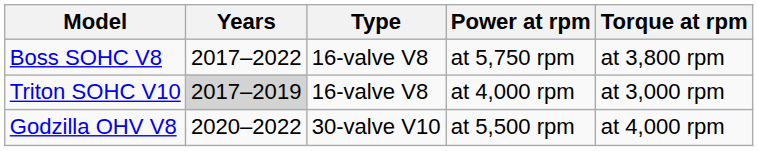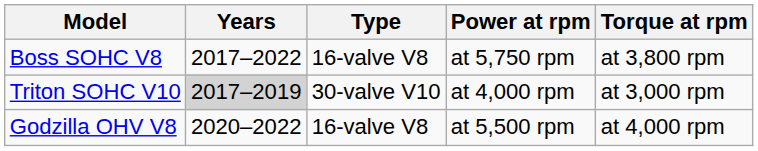(370, 92) 16-valve V8 -> (376, 92) 30-valve V10
(376, 127) 30-valve V10 -> (370, 127) 16-valve V8
